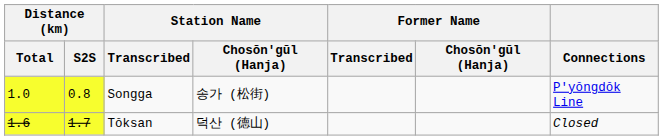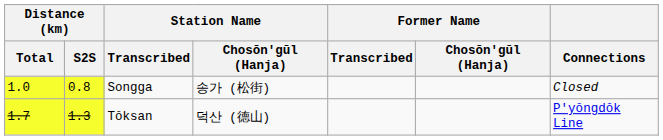(587, 94) P'yŏngdŏk Line -> (576, 87) Closed
(19, 123) 1.6 -> (19, 116) 1.7
(79, 123) 1.7 -> (79, 116) 1.3
(576, 123) Closed -> (587, 116) P'yŏngdŏk Line
